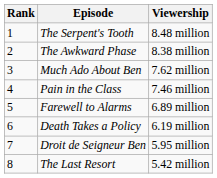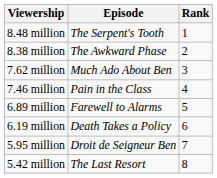columns swapped: (21, 13) <-> (180, 13)
